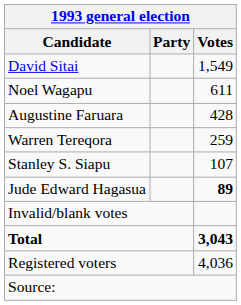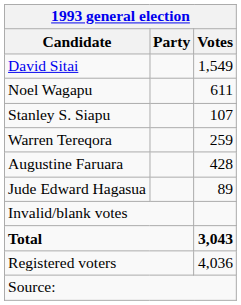rows swapped: (66, 115) <-> (59, 164)
(225, 189) bold -> (225, 189) normal
